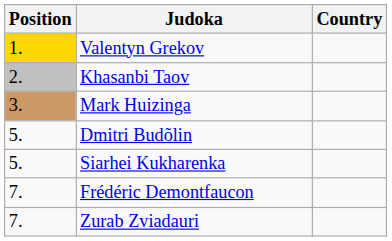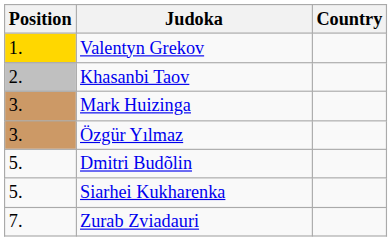+ row: (132, 134)
- row: (167, 192)
